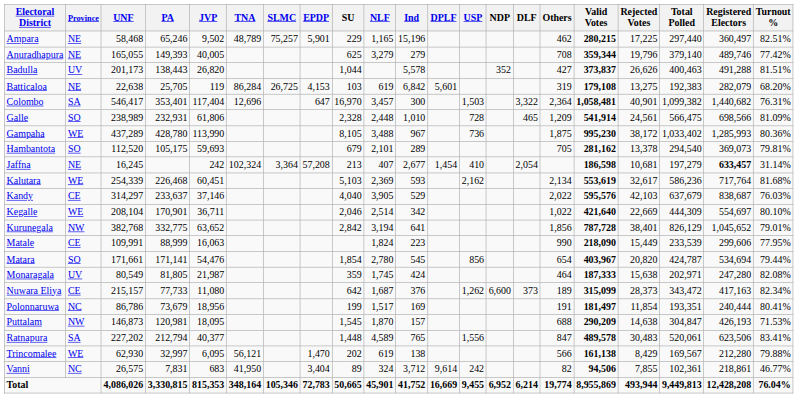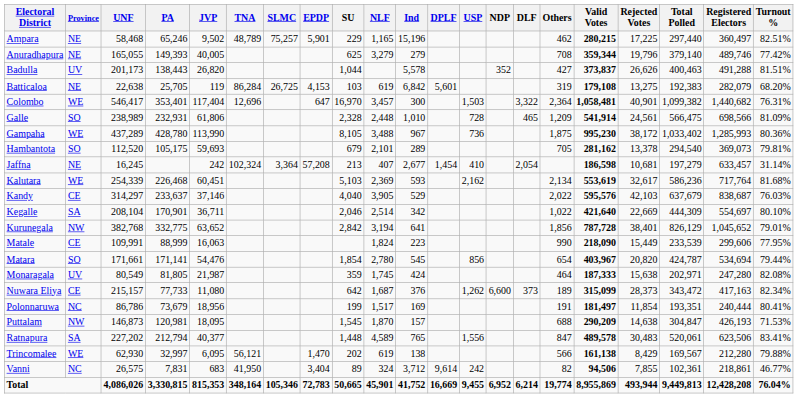(74, 102) SA -> (76, 102) WE
(735, 165) bold -> (735, 165) normal
(76, 212) WE -> (74, 212) SA
